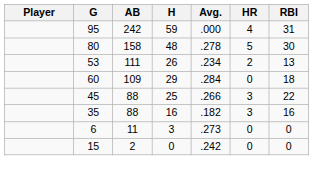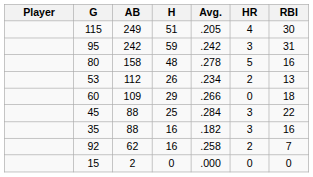+ row: (93, 29)
(211, 29) .000 -> (211, 46) .242
(250, 29) 4 -> (250, 46) 3
(289, 46) 30 -> (289, 63) 16
(132, 63) 111 -> (132, 79) 112
(211, 79) .284 -> (211, 96) .266
(211, 96) .266 -> (211, 113) .284
+ row: (93, 146)
- row: (93, 130)
(211, 146) .242 -> (211, 163) .000
